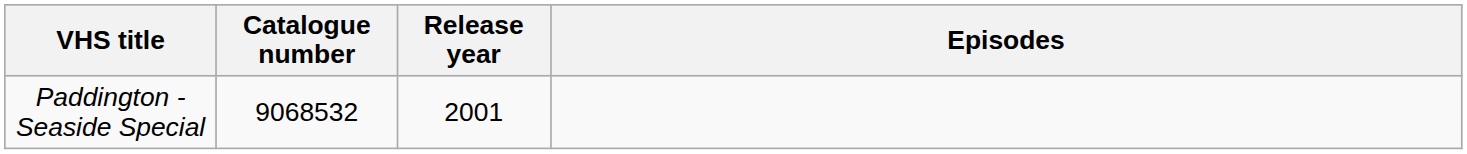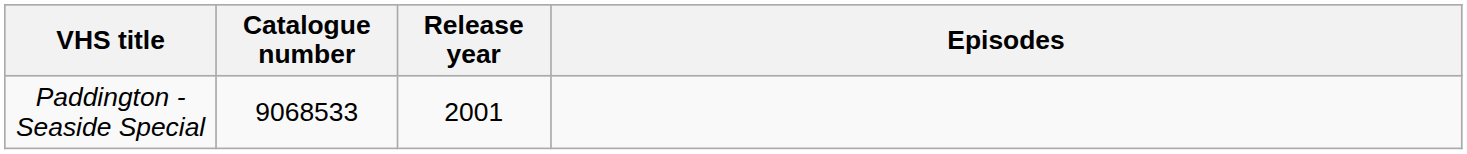(307, 111) 9068532 -> (307, 111) 9068533
